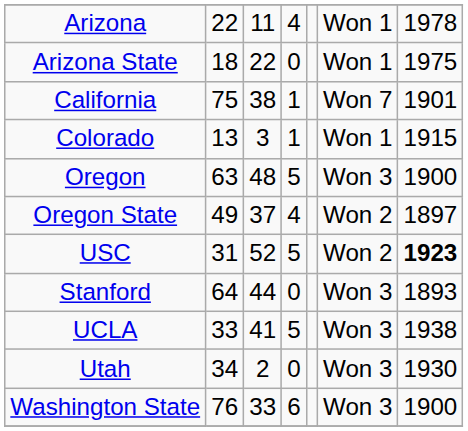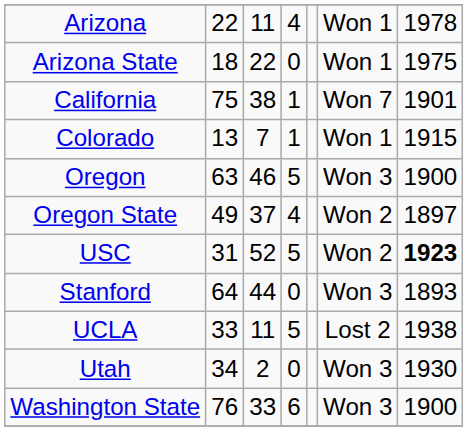(263, 138) 3 -> (263, 138) 7
(263, 176) 48 -> (263, 176) 46
(263, 330) 41 -> (263, 330) 11
(358, 330) Won 3 -> (358, 330) Lost 2
